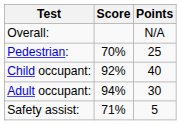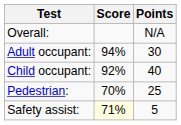rows swapped: (49, 91) <-> (38, 52)
(114, 110) no background -> (114, 110) lightyellow background
